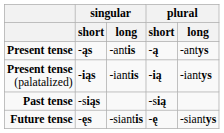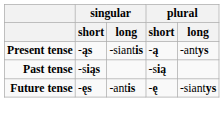(122, 50) -antis -> (126, 50) -siantis
- row: (40, 75)
(126, 119) -siantis -> (122, 87) -antis
